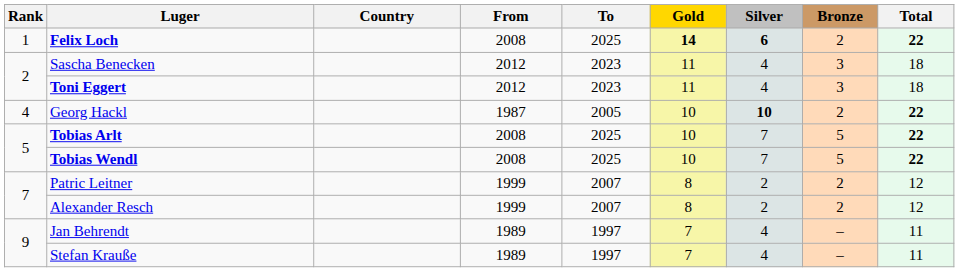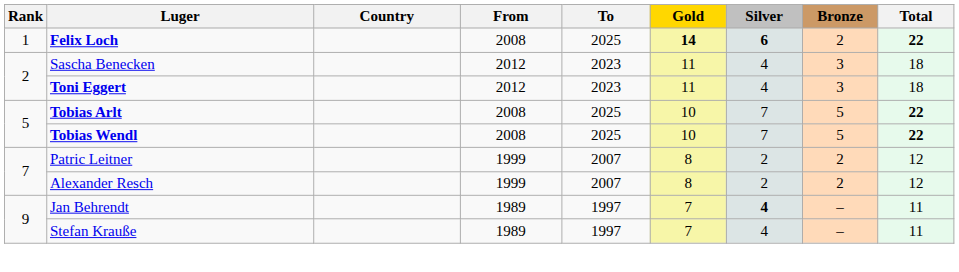- row: (88, 111)
(764, 231) normal -> (764, 207) bold
